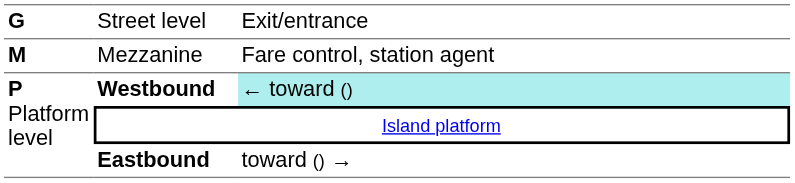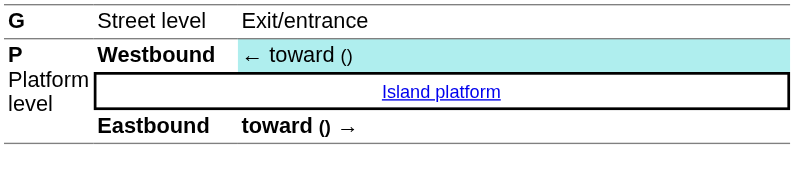- row: (150, 55)
(297, 160) normal -> (300, 126) bold
